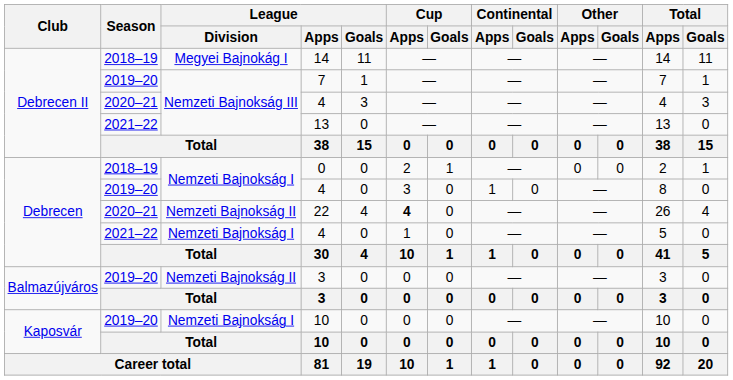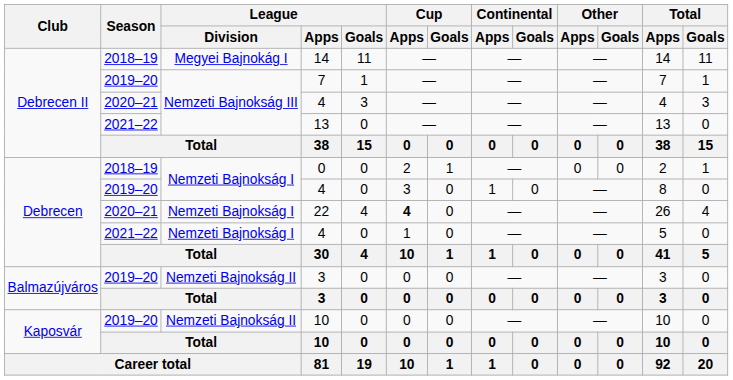(231, 211) Nemzeti Bajnokság II -> (231, 211) Nemzeti Bajnokság I
(231, 320) Nemzeti Bajnokság I -> (231, 320) Nemzeti Bajnokság II
